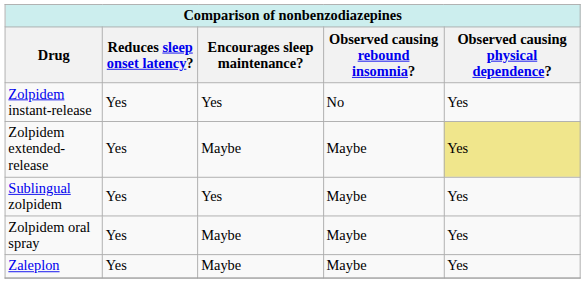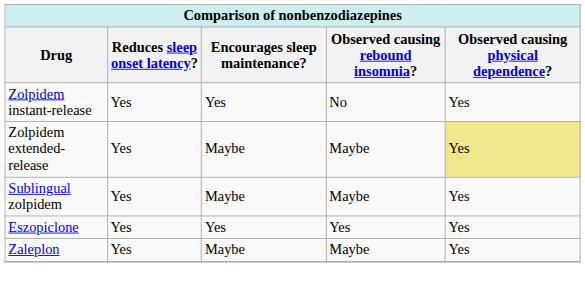(212, 196) Yes -> (225, 196) Maybe
- row: (49, 235)
+ row: (44, 227)
